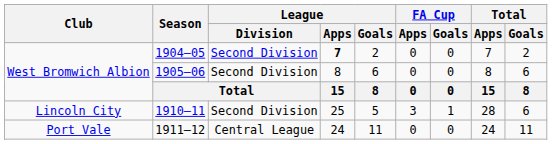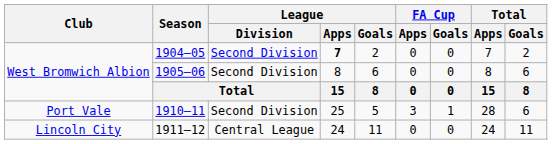(78, 110) Lincoln City -> (78, 110) Port Vale
(78, 130) Port Vale -> (78, 130) Lincoln City
